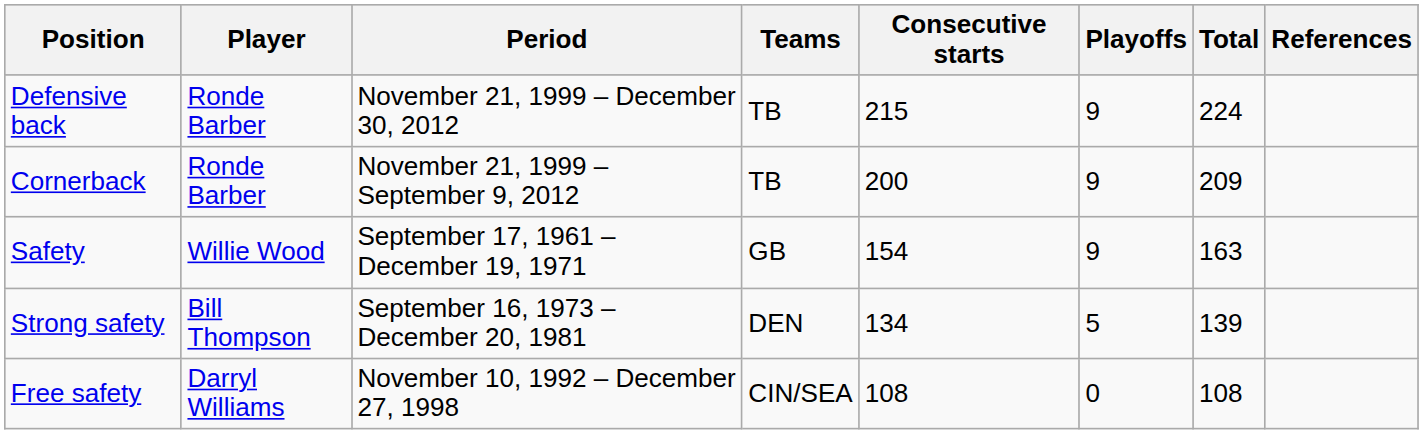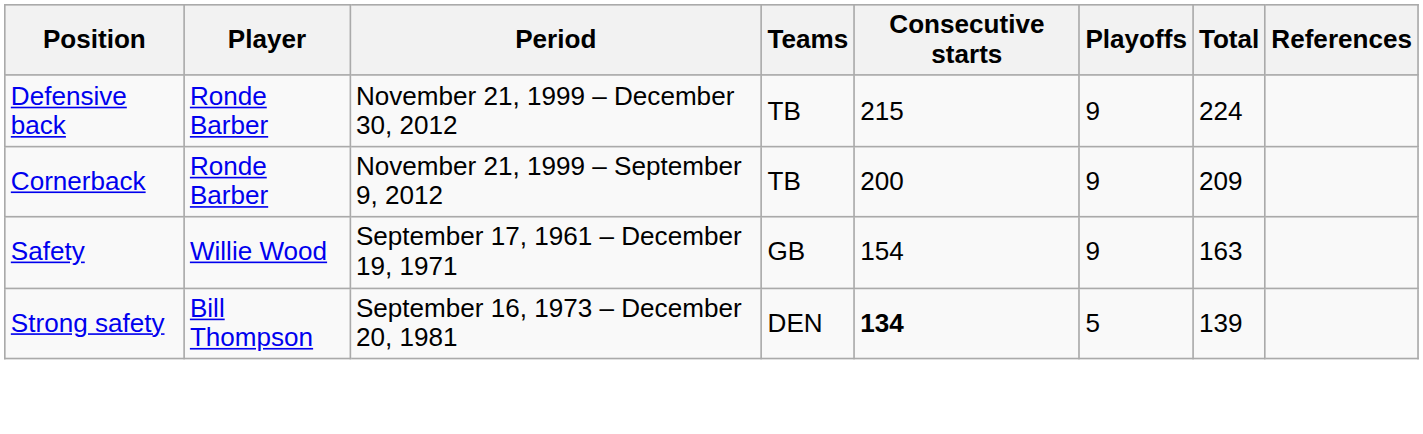(886, 322) normal -> (882, 322) bold
- row: (76, 393)
